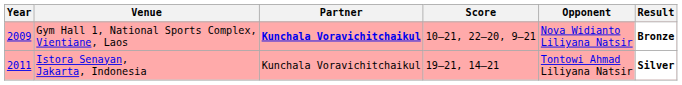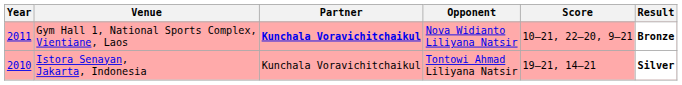columns swapped: (587, 13) <-> (481, 13)
(19, 36) 2009 -> (19, 36) 2011
(19, 65) 2011 -> (19, 65) 2010
